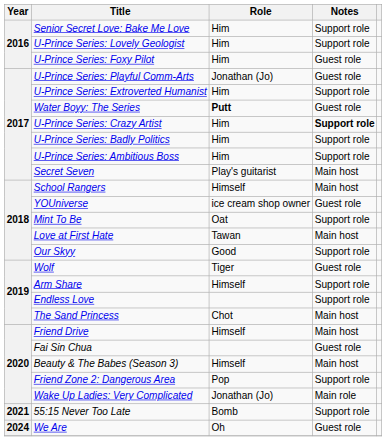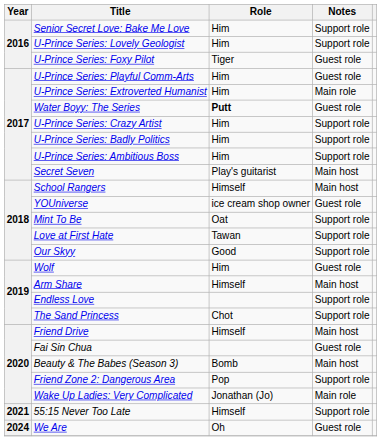(220, 60) Him -> (223, 60) Tiger
(242, 76) Jonathan (Jo) -> (220, 76) Him
(342, 92) Support role -> (335, 92) Main role
(345, 124) bold -> (342, 124) normal
(337, 236) Main host -> (342, 236) Support role
(223, 268) Tiger -> (220, 268) Him
(342, 284) Support role -> (337, 284) Main host
(337, 316) Main host -> (342, 316) Support role
(228, 364) Himself -> (225, 364) Bomb
(225, 412) Bomb -> (228, 412) Himself
